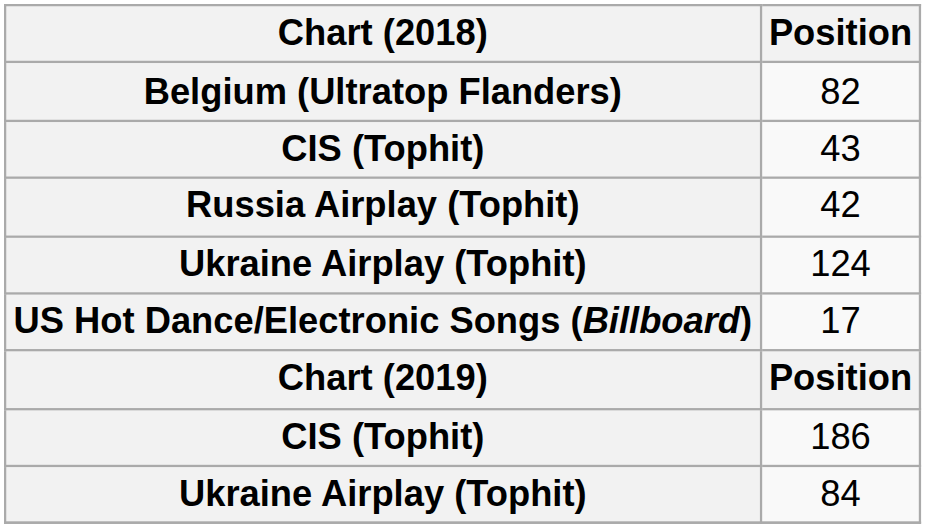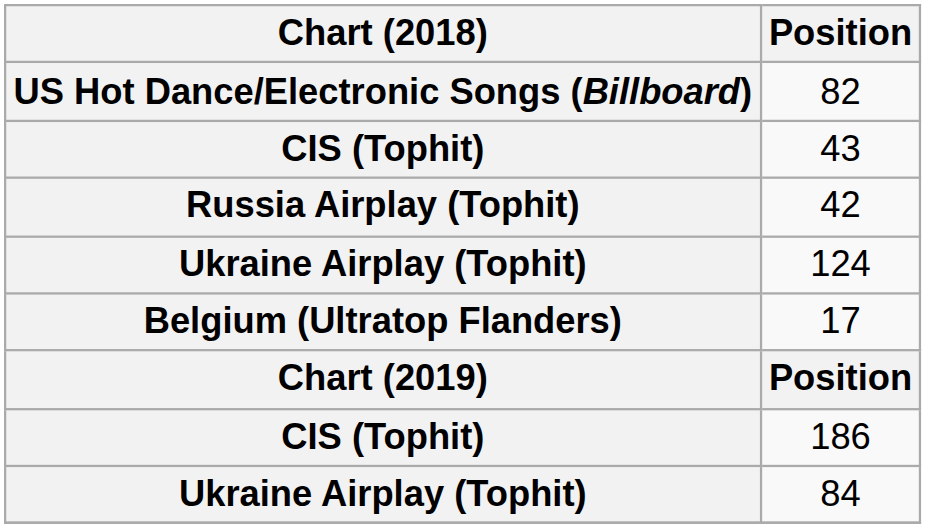(383, 90) Belgium (Ultratop Flanders) -> (383, 90) US Hot Dance/Electronic Songs (Billboard)
(383, 321) US Hot Dance/Electronic Songs (Billboard) -> (383, 321) Belgium (Ultratop Flanders)
